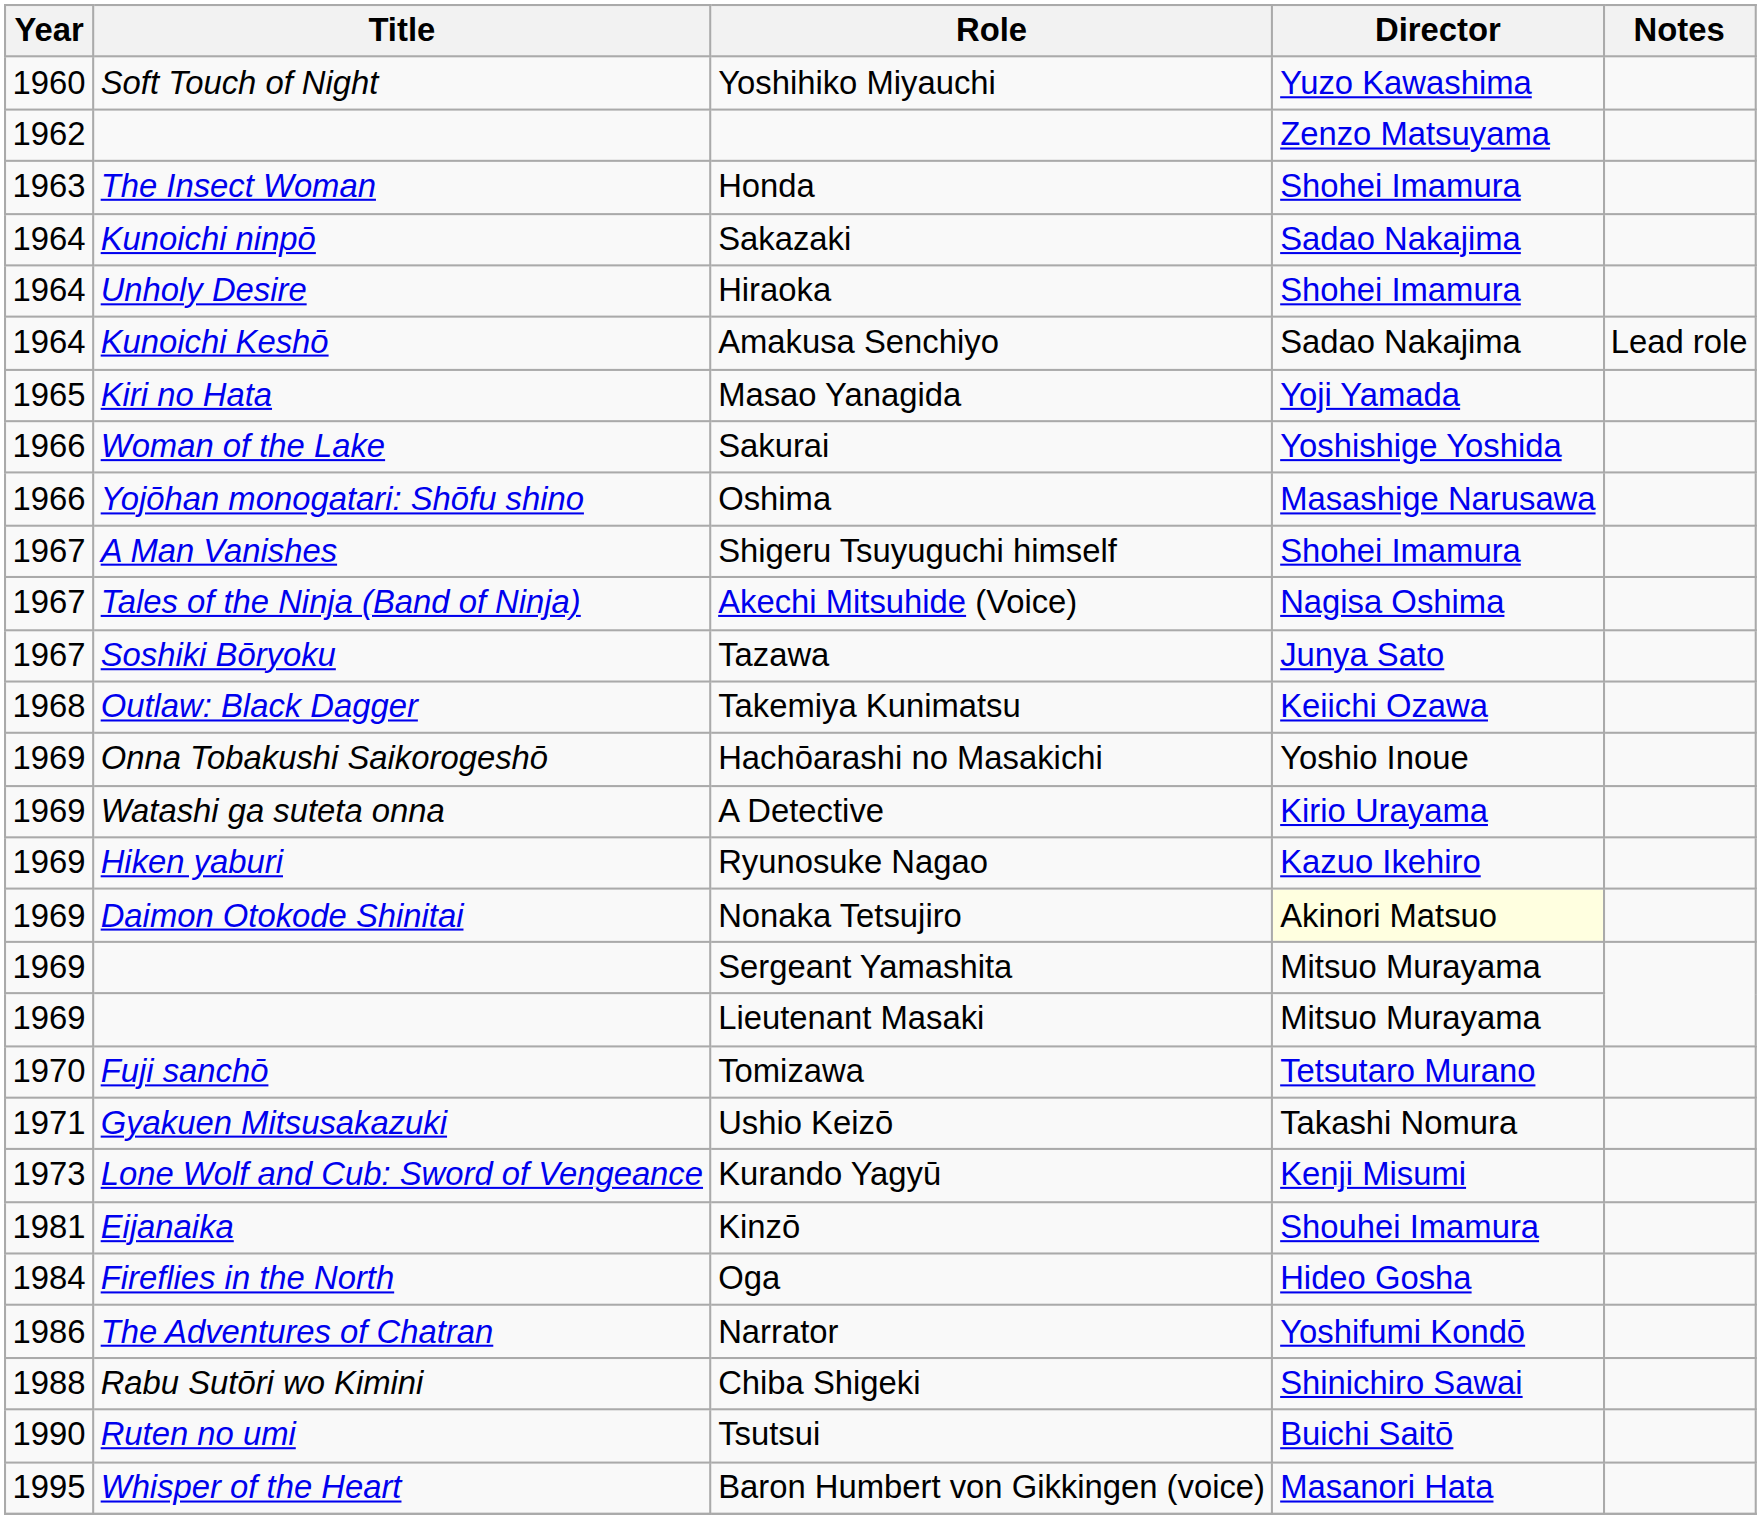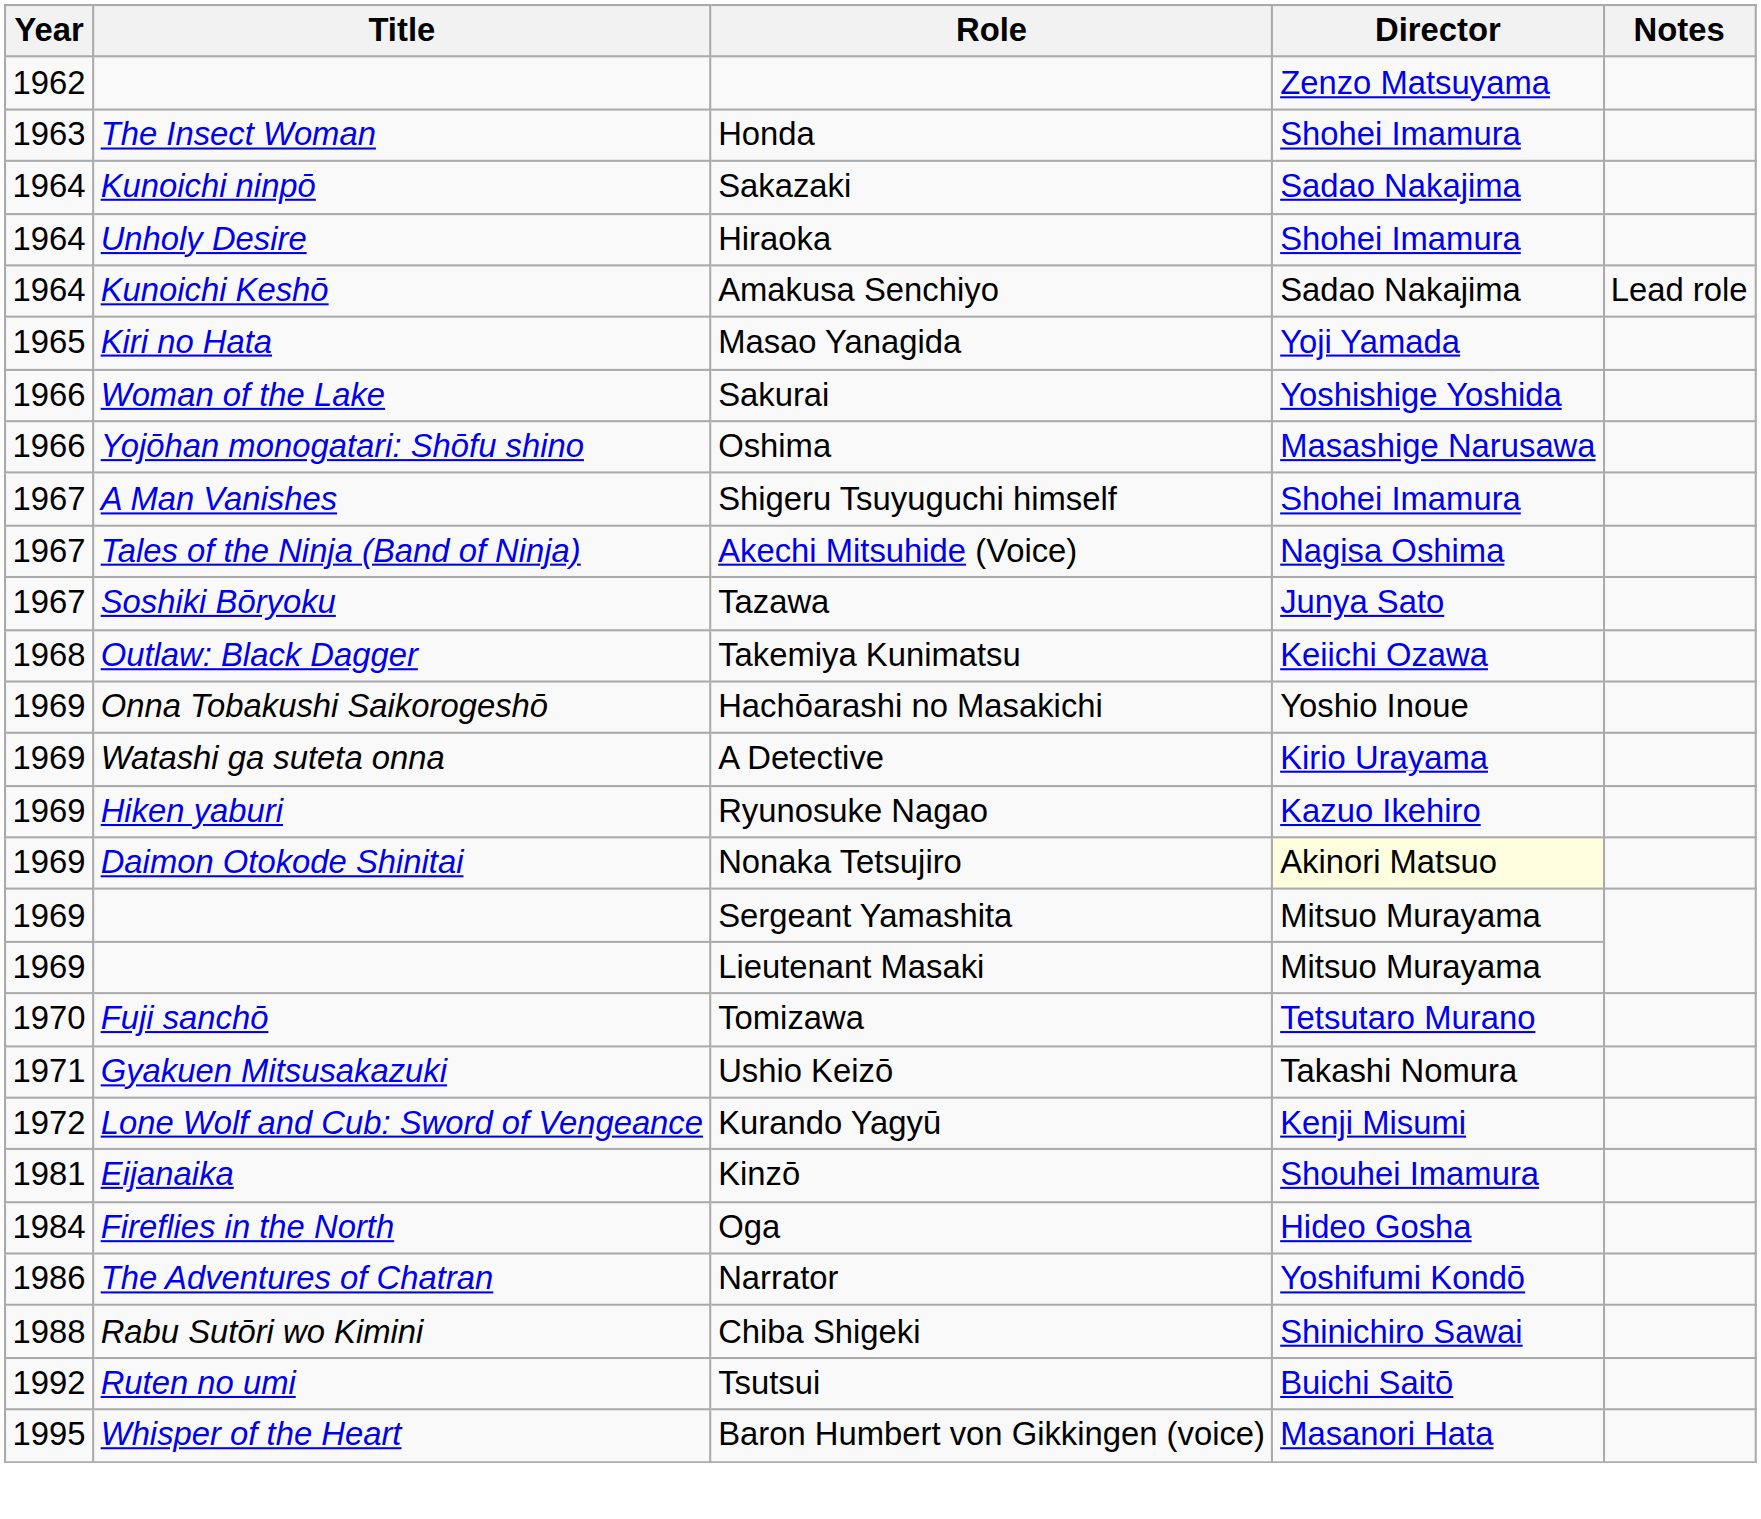- row: (240, 82)
(49, 1174) 1973 -> (49, 1122) 1972
(49, 1435) 1990 -> (49, 1382) 1992
